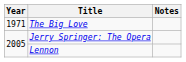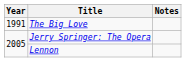(16, 24) 1971 -> (16, 24) 1991
